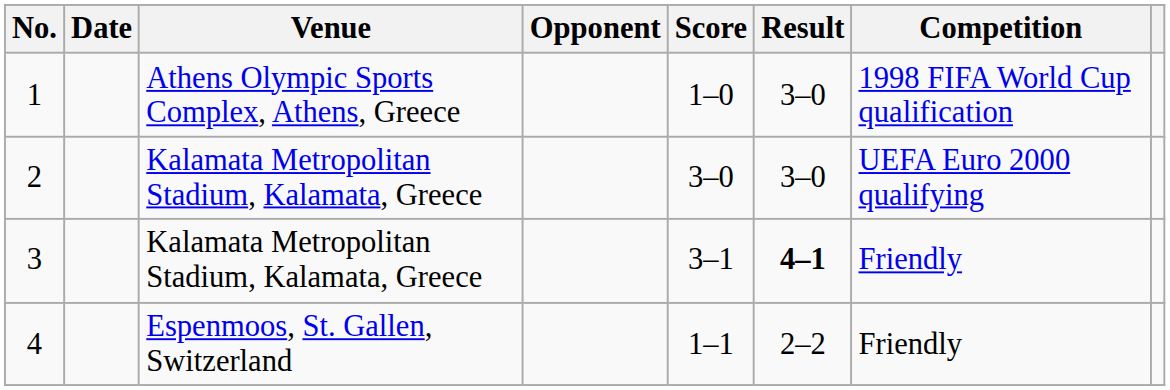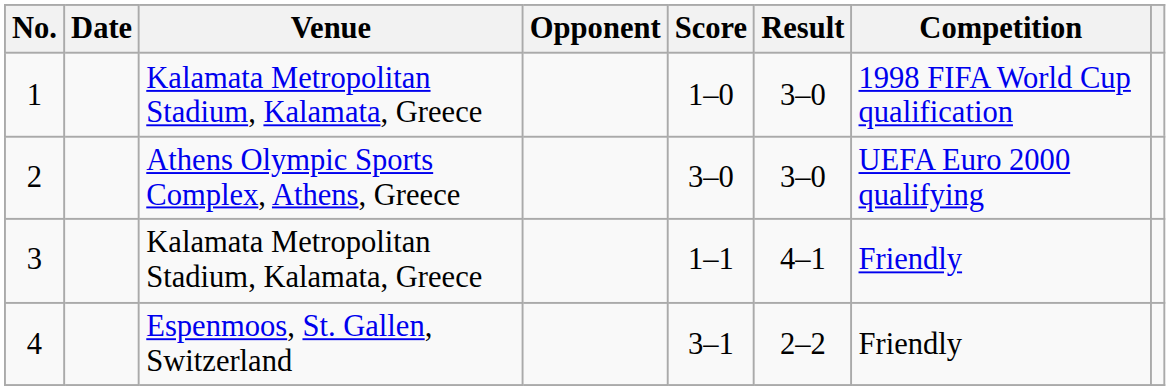(303, 94) Athens Olympic Sports Complex, Athens, Greece -> (314, 94) Kalamata Metropolitan Stadium, Kalamata, Greece
(314, 177) Kalamata Metropolitan Stadium, Kalamata, Greece -> (303, 177) Athens Olympic Sports Complex, Athens, Greece
(711, 260) 3–1 -> (711, 260) 1–1
(803, 260) bold -> (803, 260) normal
(711, 342) 1–1 -> (711, 342) 3–1
